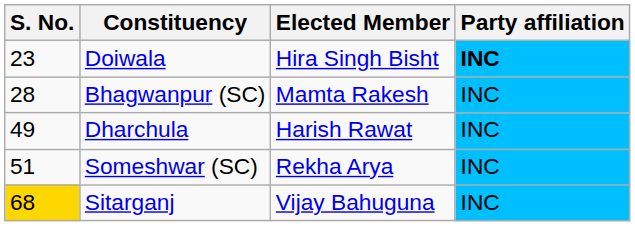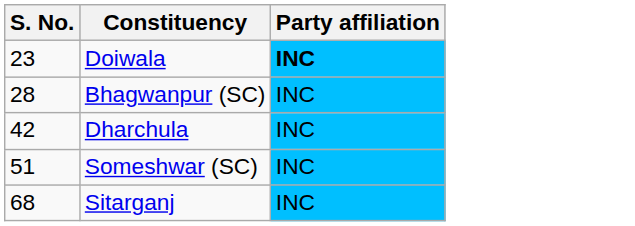- column: (363, 22)
(23, 130) 49 -> (23, 130) 42
(23, 202) gold background -> (23, 202) no background
